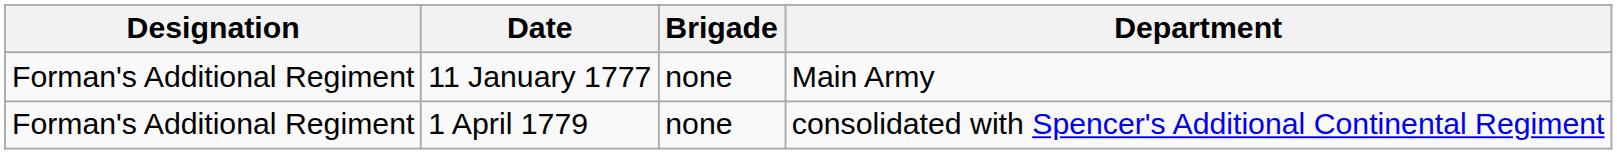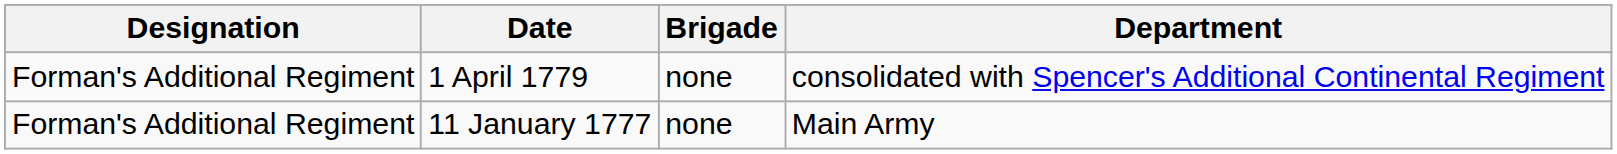rows swapped: (540, 76) <-> (508, 124)
